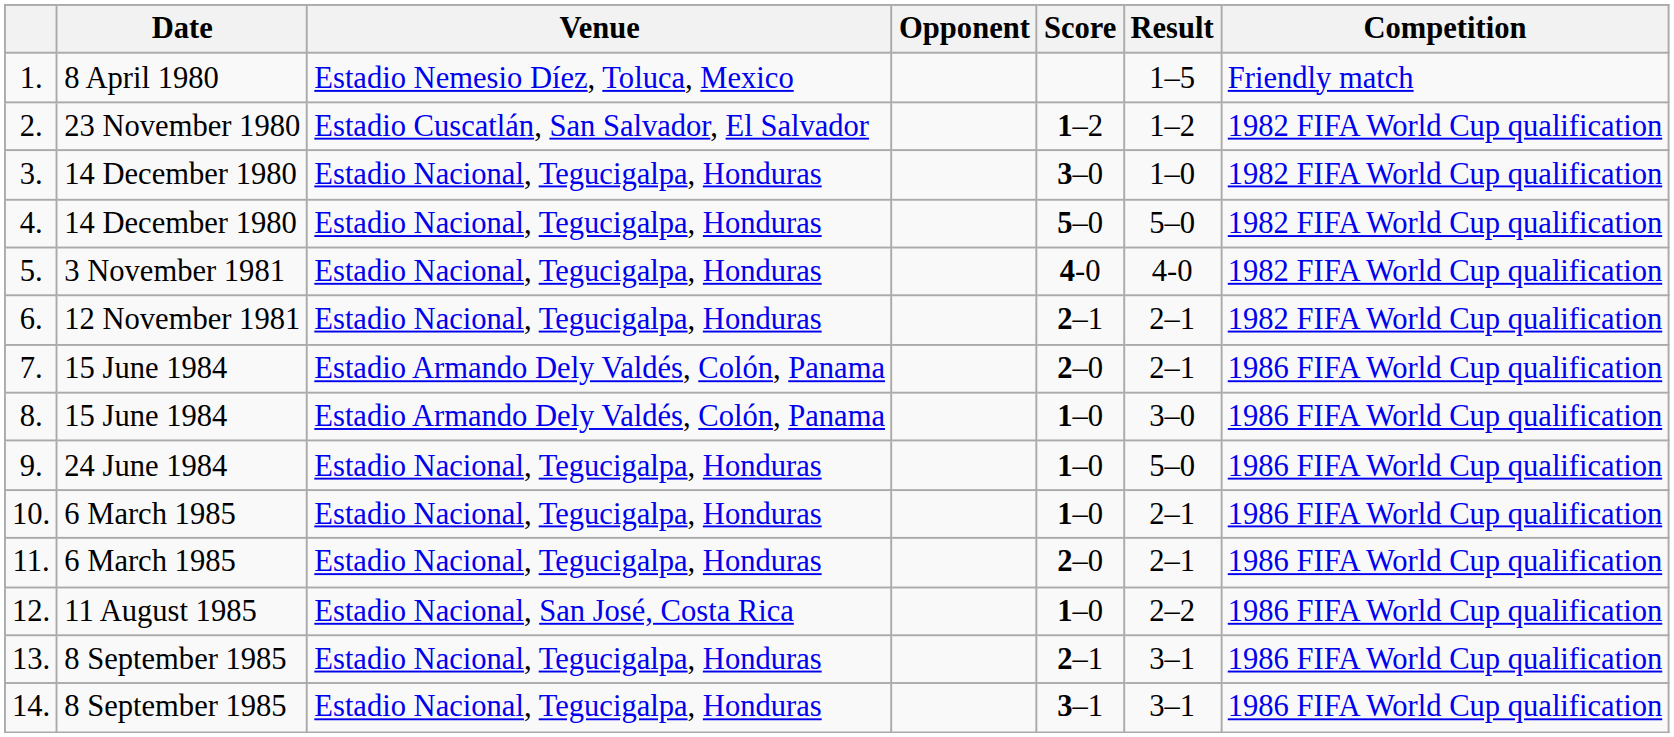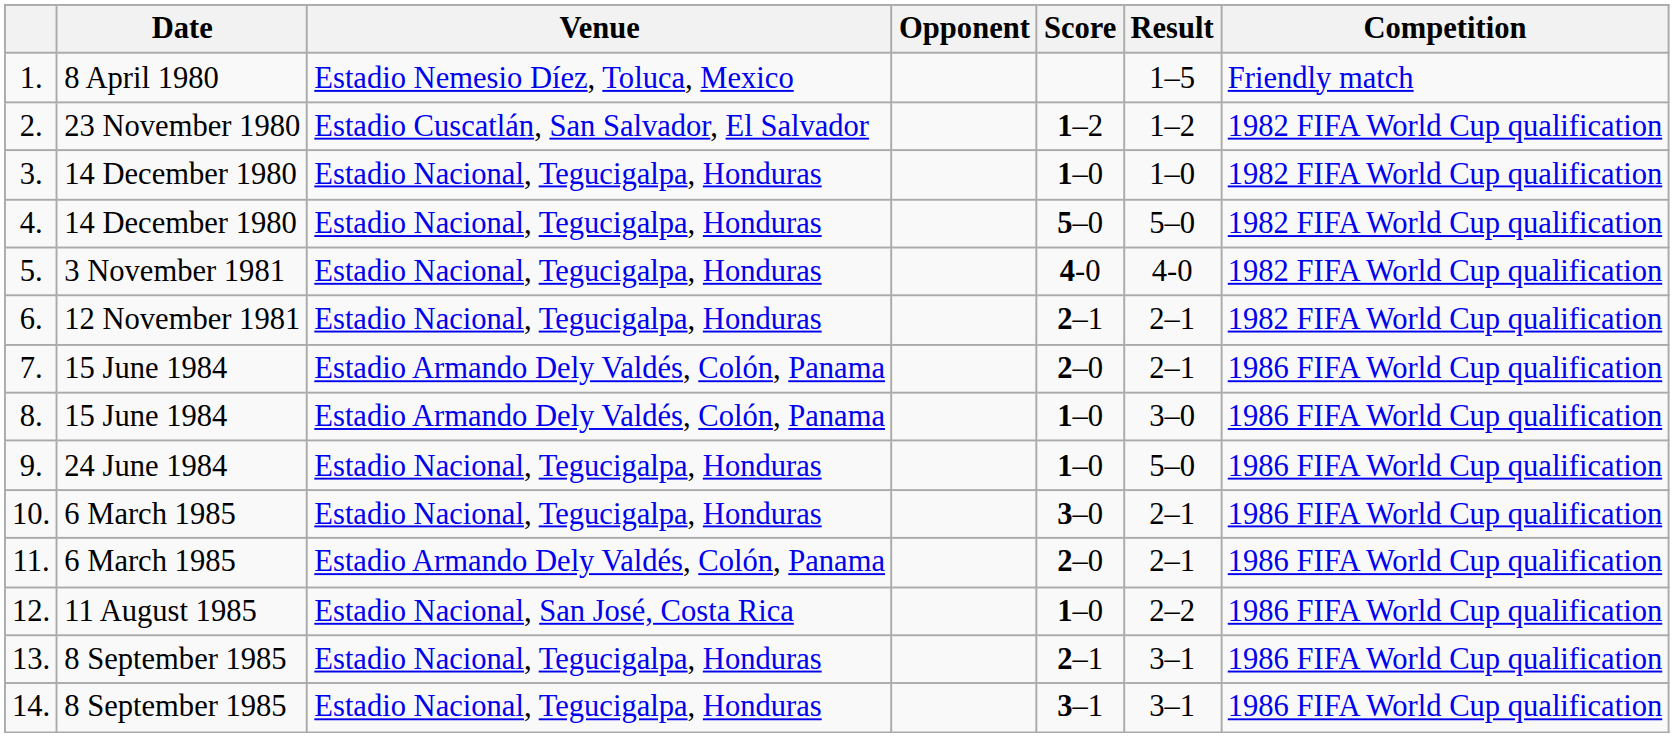(1080, 174) 3–0 -> (1080, 174) 1–0
(1080, 513) 1–0 -> (1080, 513) 3–0
(568, 561) Estadio Nacional, Tegucigalpa, Honduras -> (600, 561) Estadio Armando Dely Valdés, Colón, Panama
